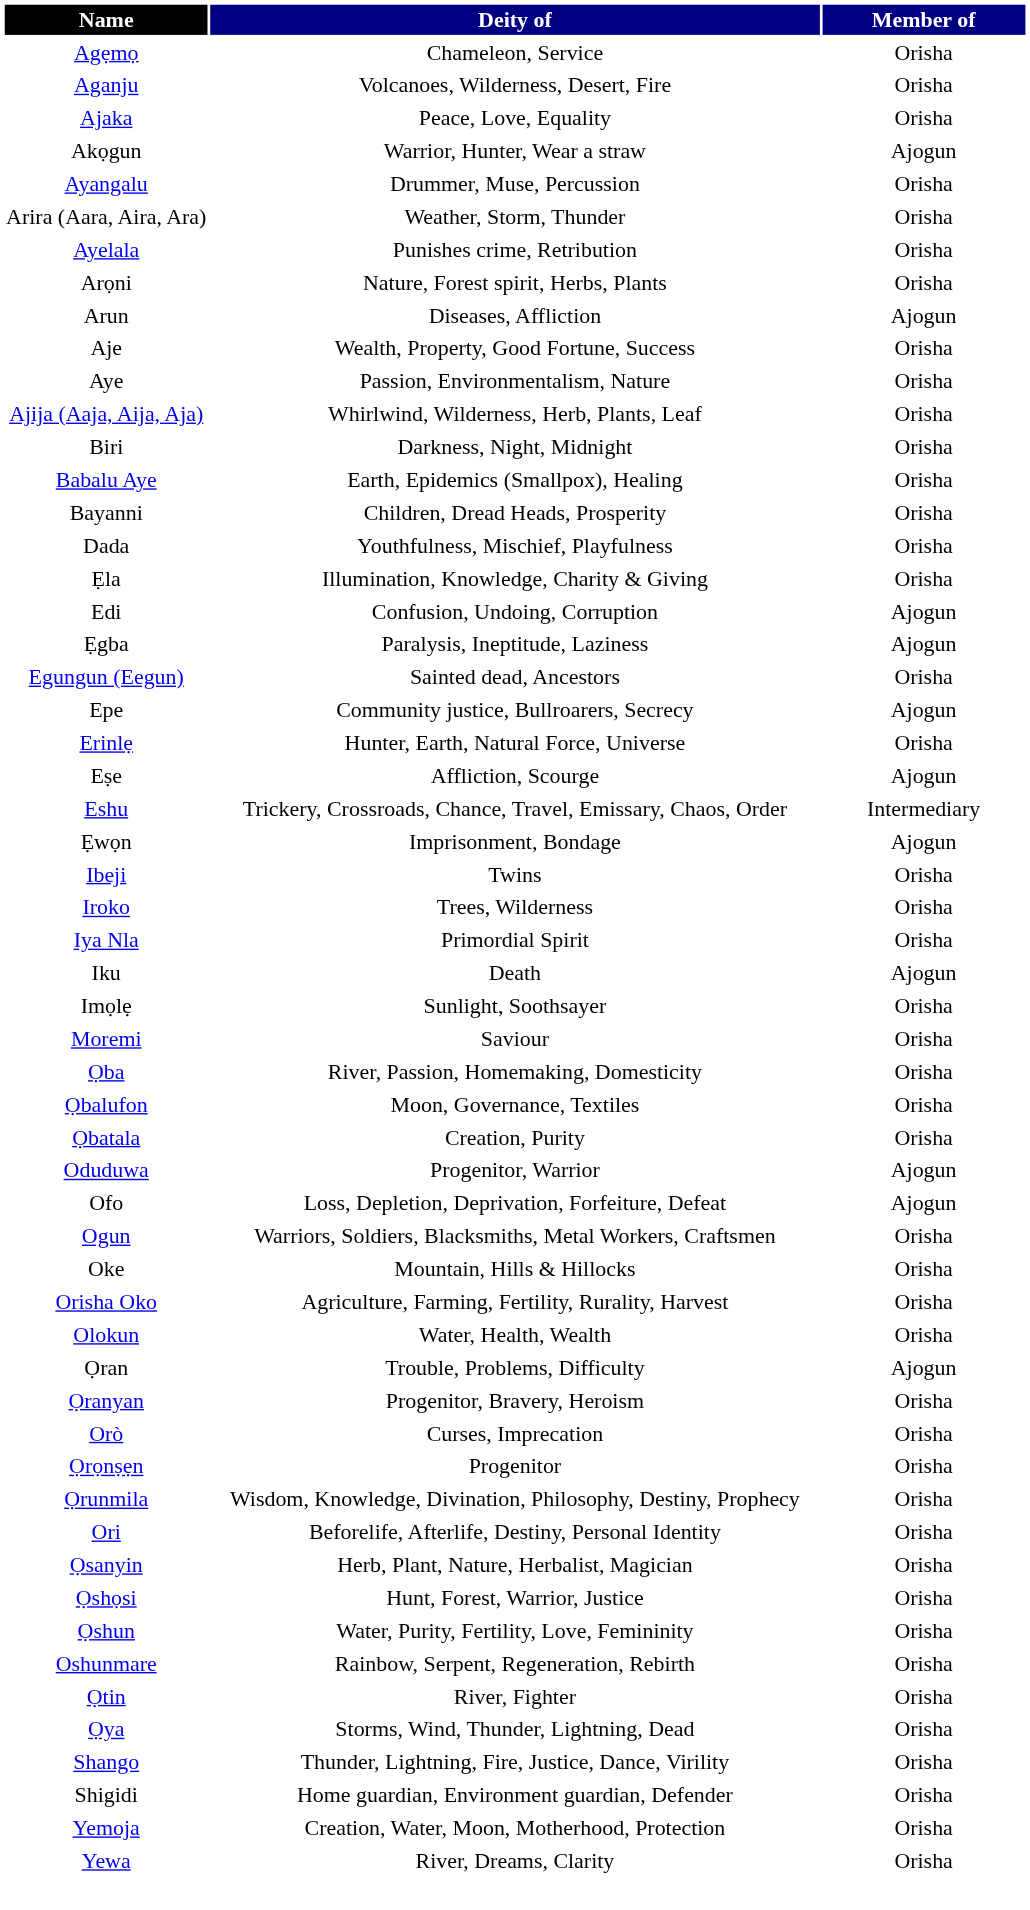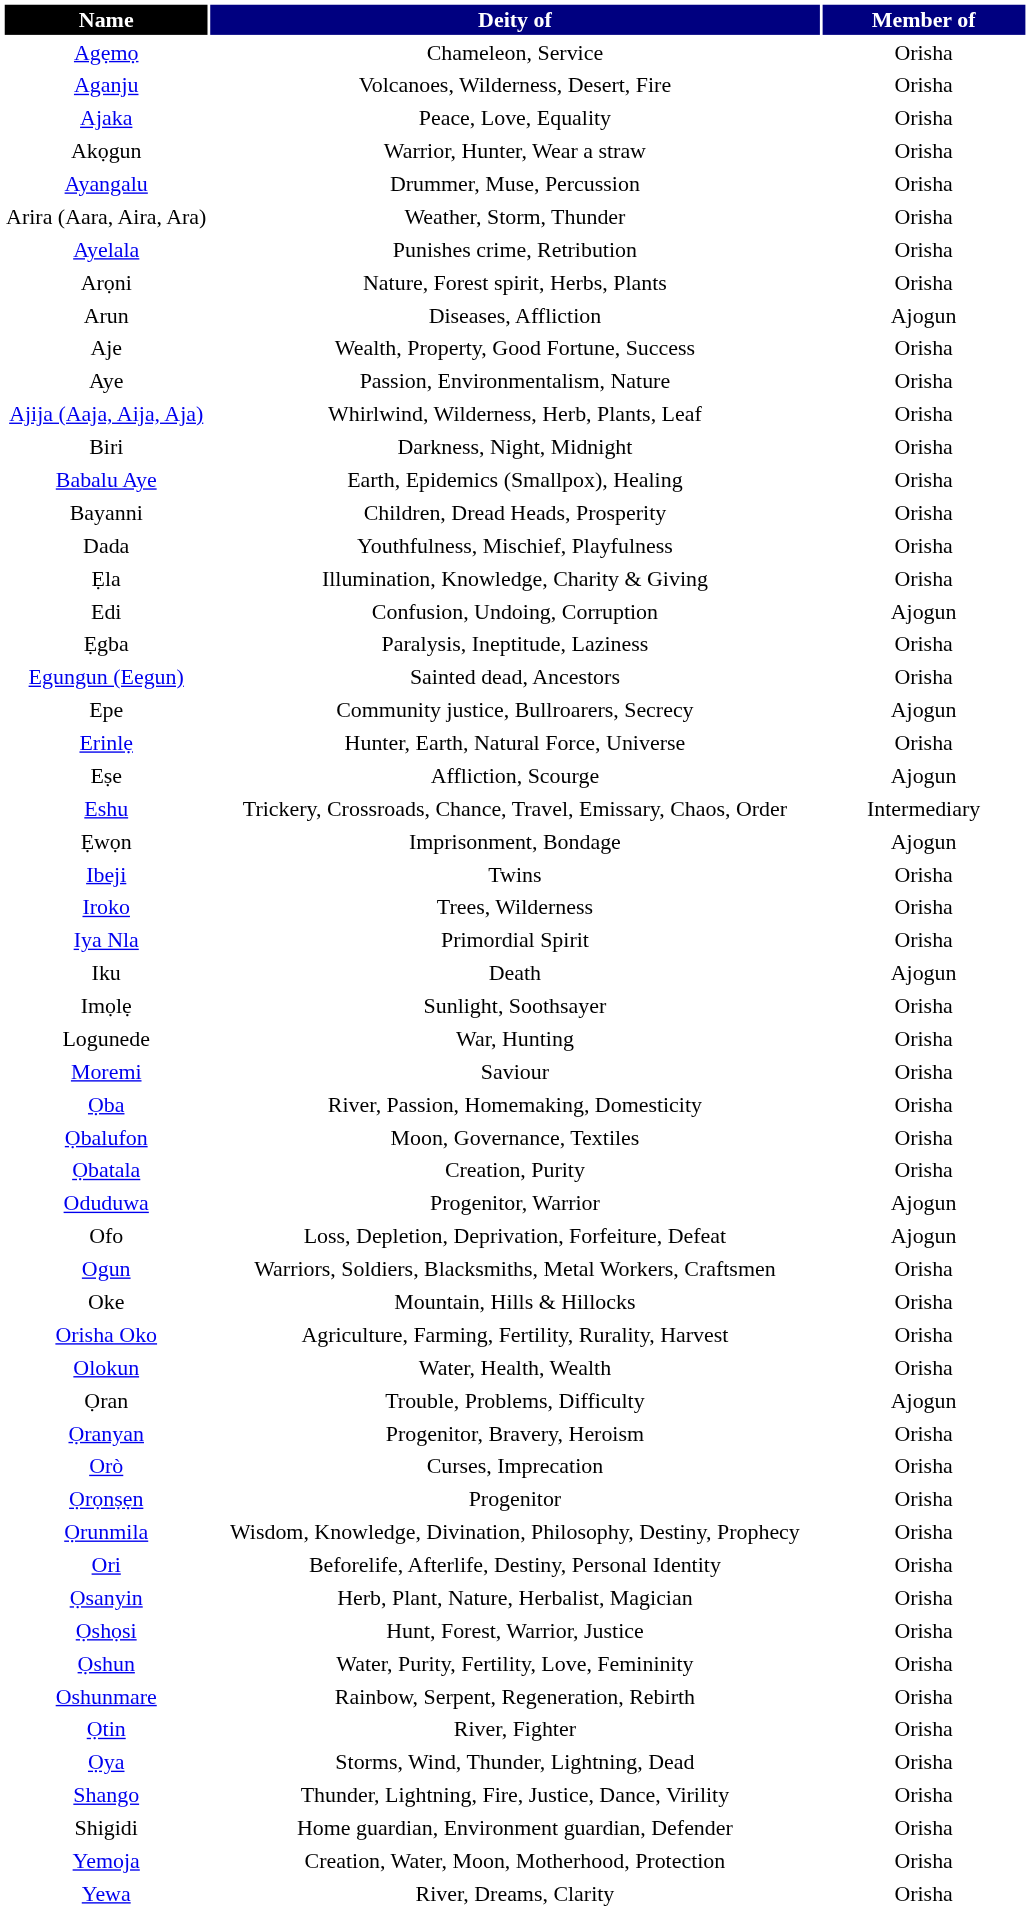(924, 151) Ajogun -> (924, 151) Orisha
(924, 644) Ajogun -> (924, 644) Orisha
+ row: (106, 1038)
